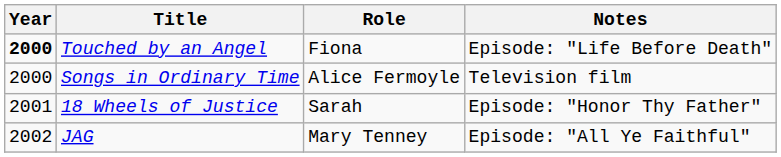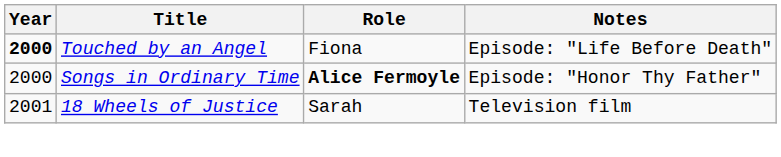(384, 78) normal -> (384, 78) bold
(550, 78) Television film -> (615, 78) Episode: "Honor Thy Father"
(615, 108) Episode: "Honor Thy Father" -> (550, 108) Television film
- row: (77, 137)
